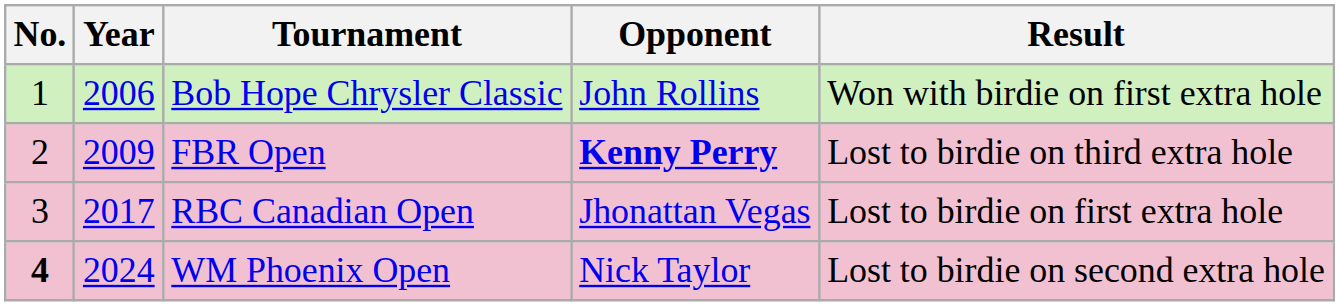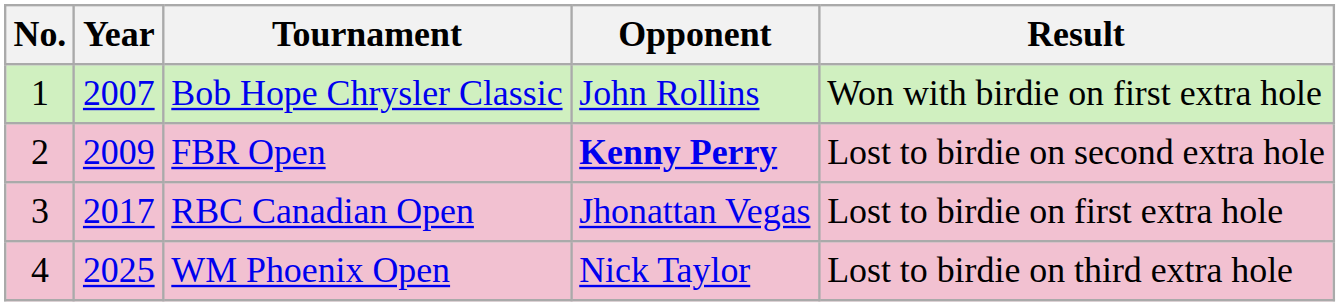(119, 93) 2006 -> (119, 93) 2007
(1060, 152) Lost to birdie on third extra hole -> (1076, 152) Lost to birdie on second extra hole
(40, 270) bold -> (40, 270) normal
(119, 270) 2024 -> (119, 270) 2025
(1076, 270) Lost to birdie on second extra hole -> (1060, 270) Lost to birdie on third extra hole
